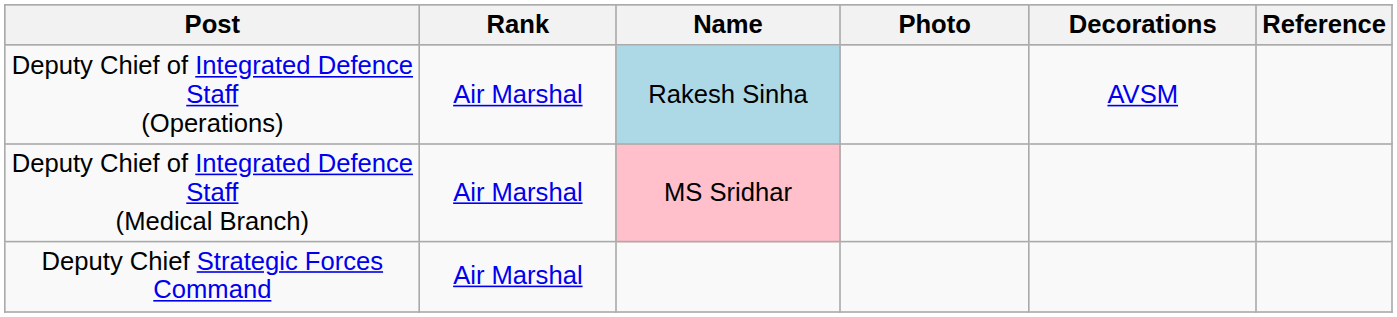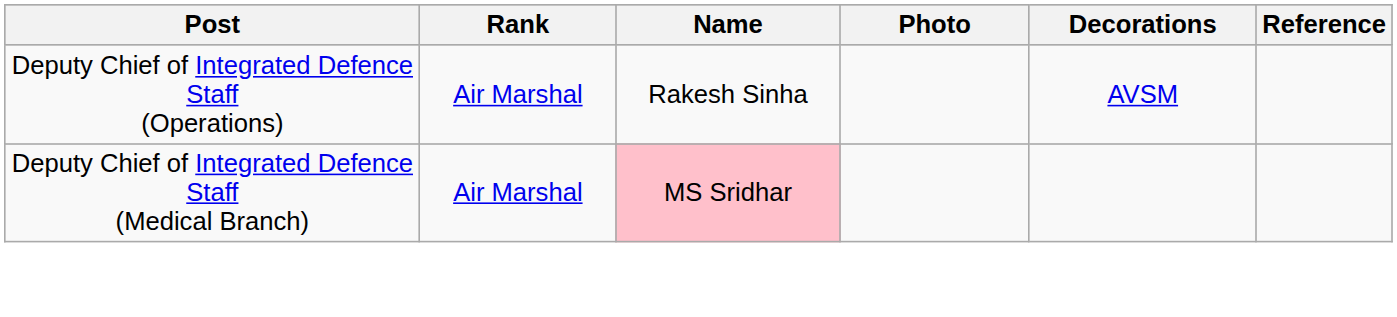(728, 94) lightblue background -> (728, 94) no background
- row: (212, 276)
